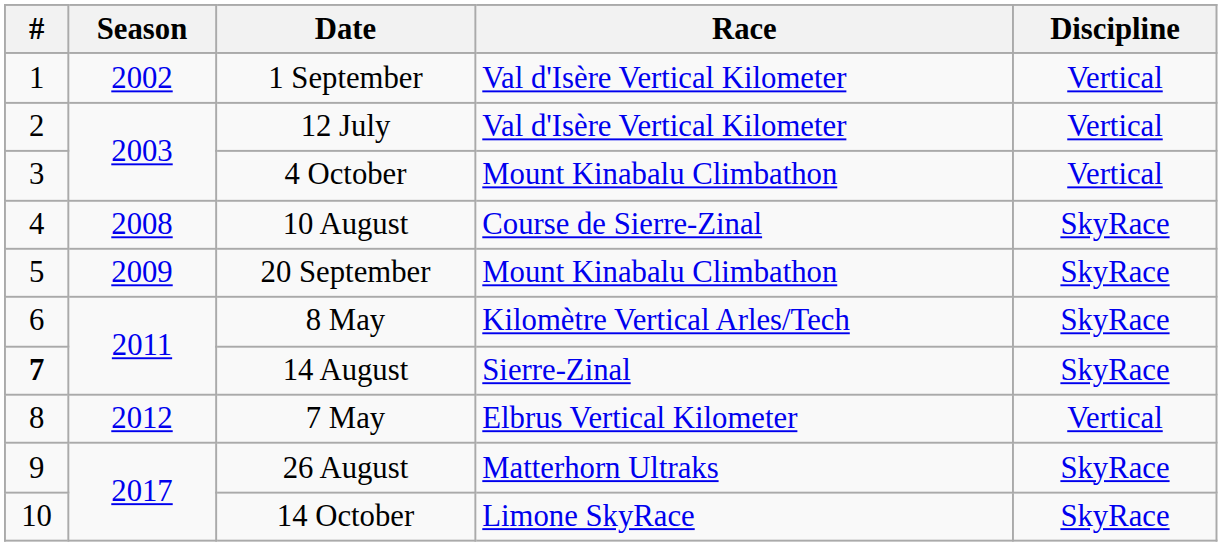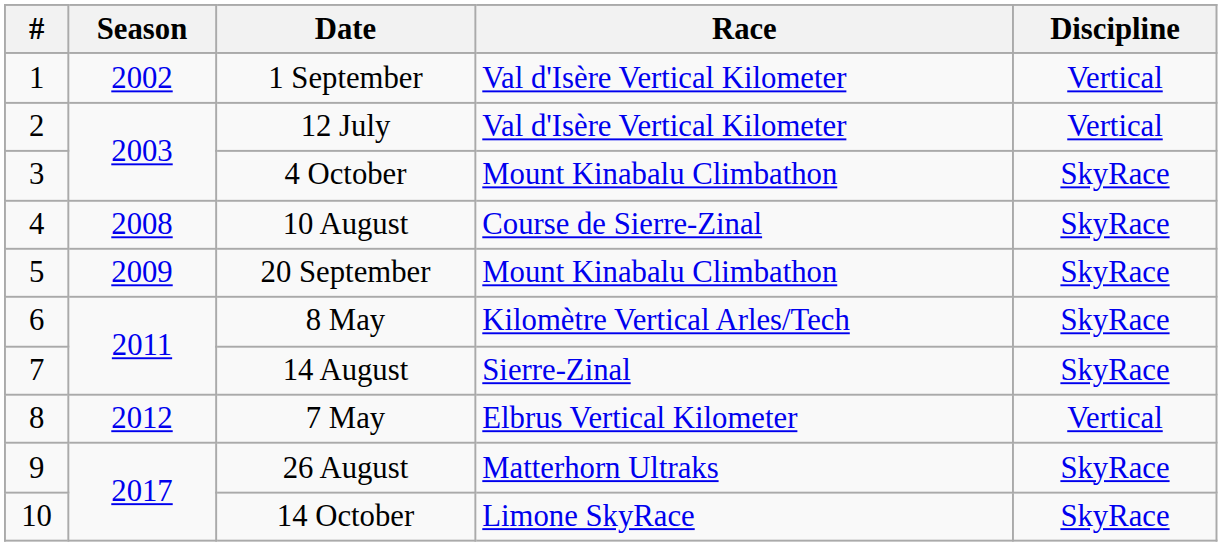(1115, 175) Vertical -> (1115, 175) SkyRace
(37, 369) bold -> (37, 369) normal
